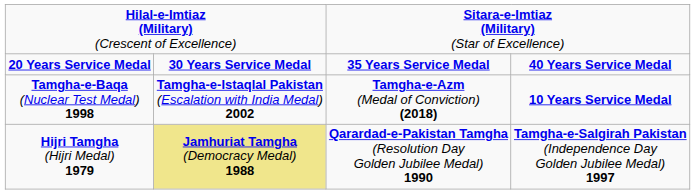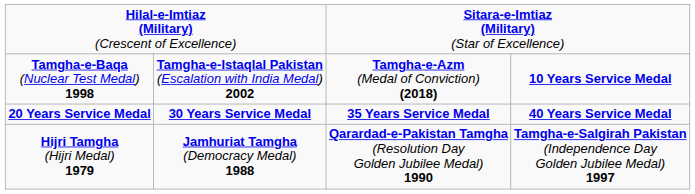rows swapped: (80, 99) <-> (80, 64)
(240, 156) khaki background -> (240, 156) no background
